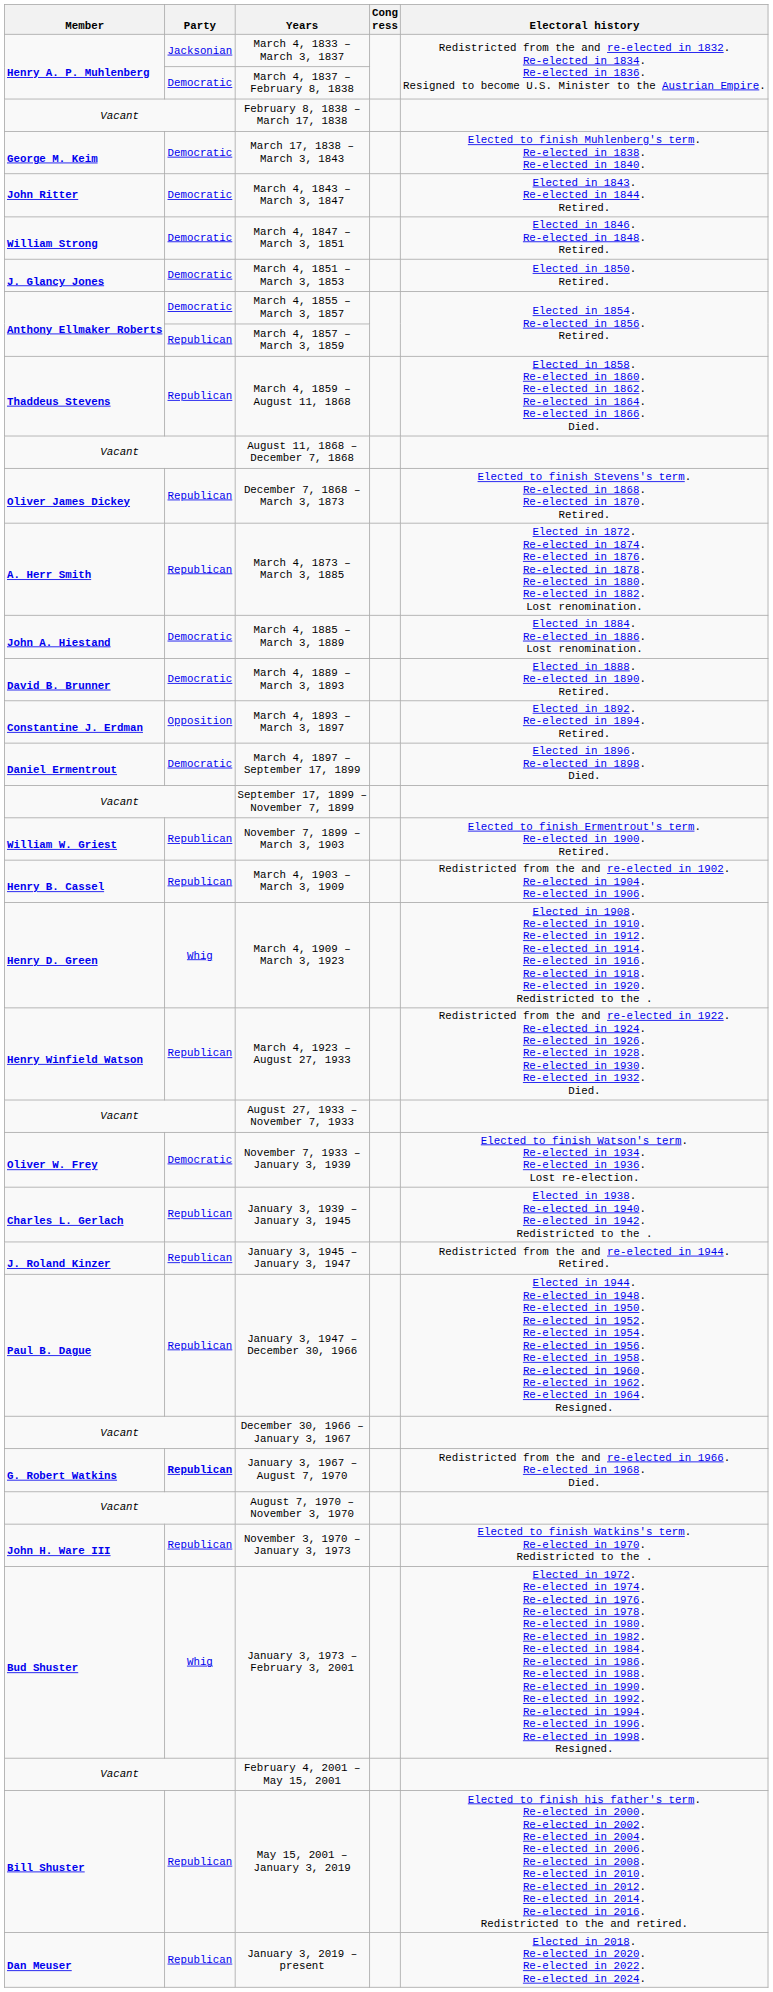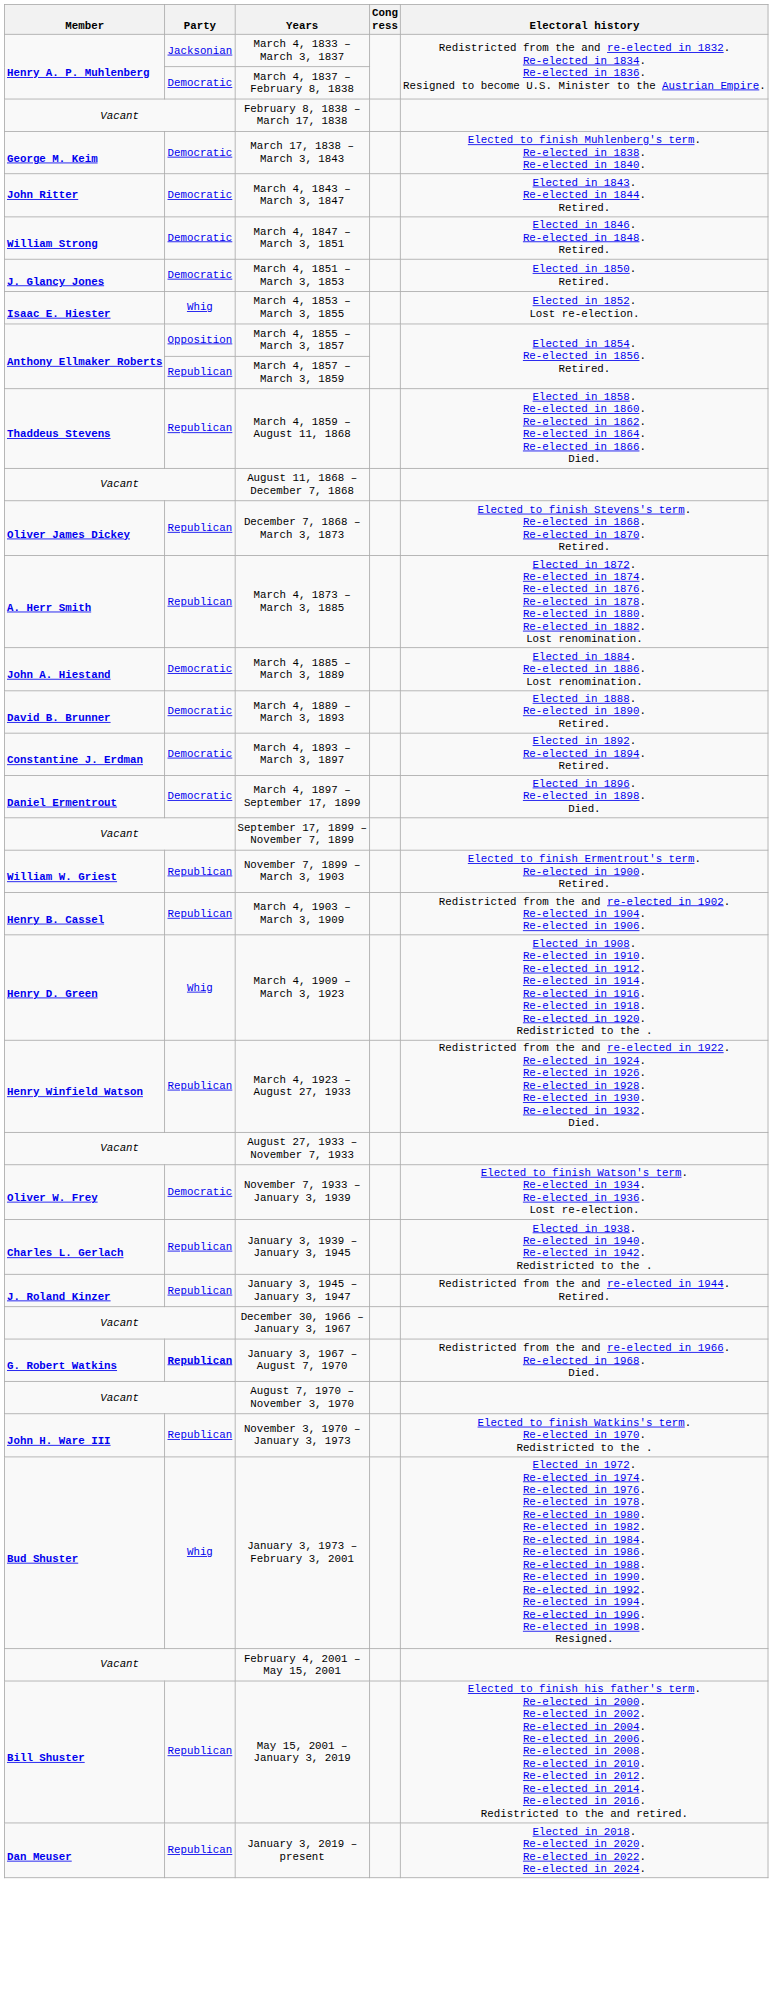+ row: (302, 308)
(200, 308) Democratic -> (200, 340) Opposition
(200, 722) Opposition -> (200, 754) Democratic
- row: (302, 1346)
